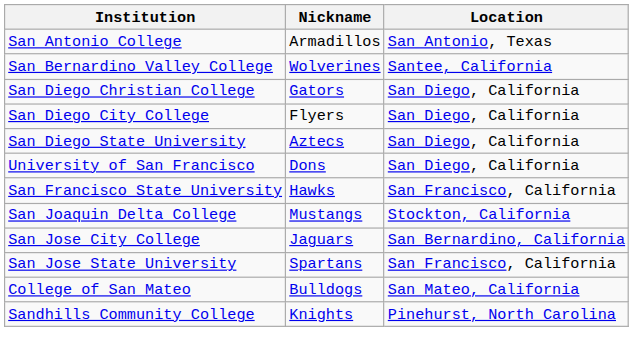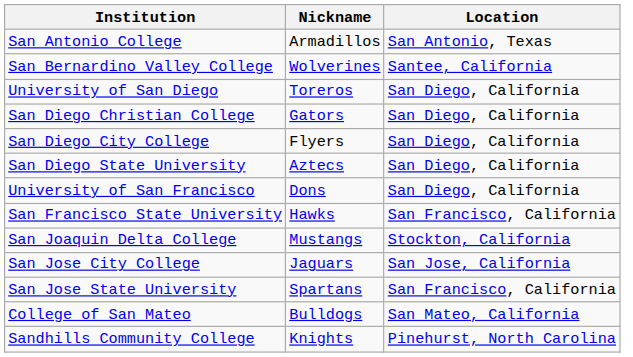+ row: (113, 91)
(506, 240) San Bernardino, California -> (479, 265) San Jose, California
